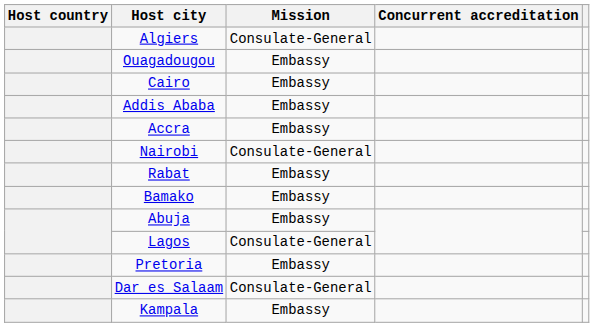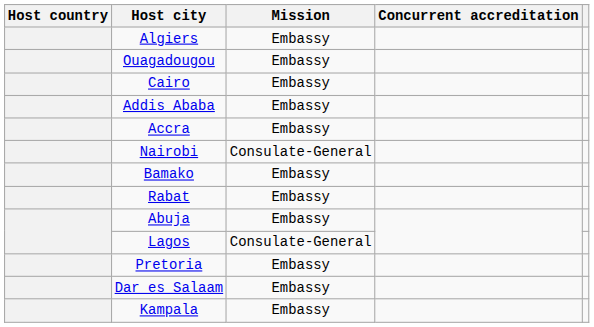(301, 39) Consulate-General -> (301, 39) Embassy
rows swapped: (169, 197) <-> (169, 175)
(301, 288) Consulate-General -> (301, 288) Embassy
